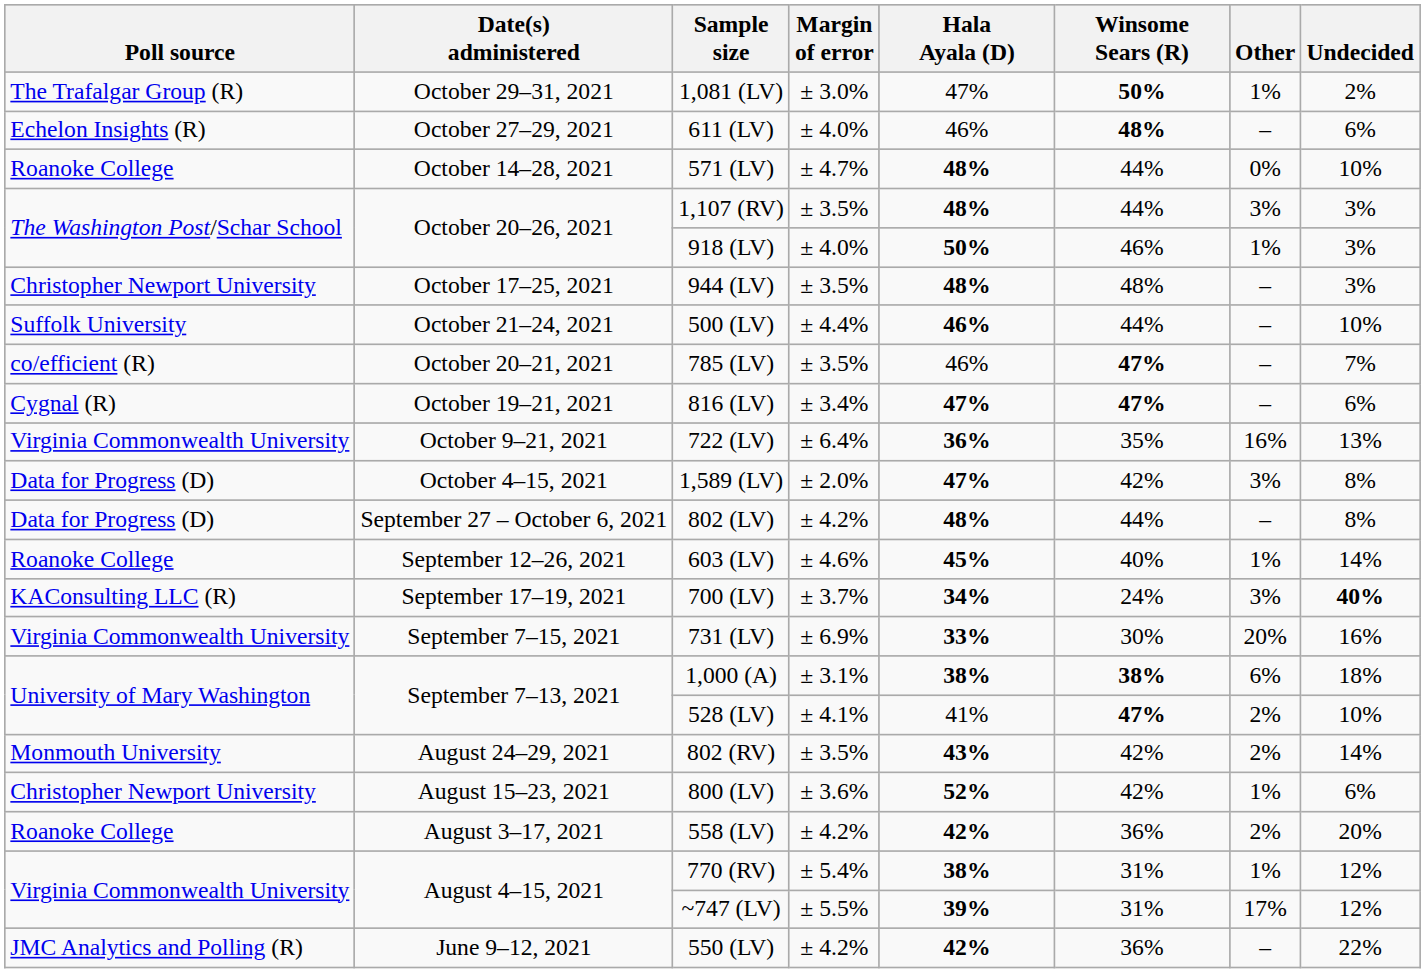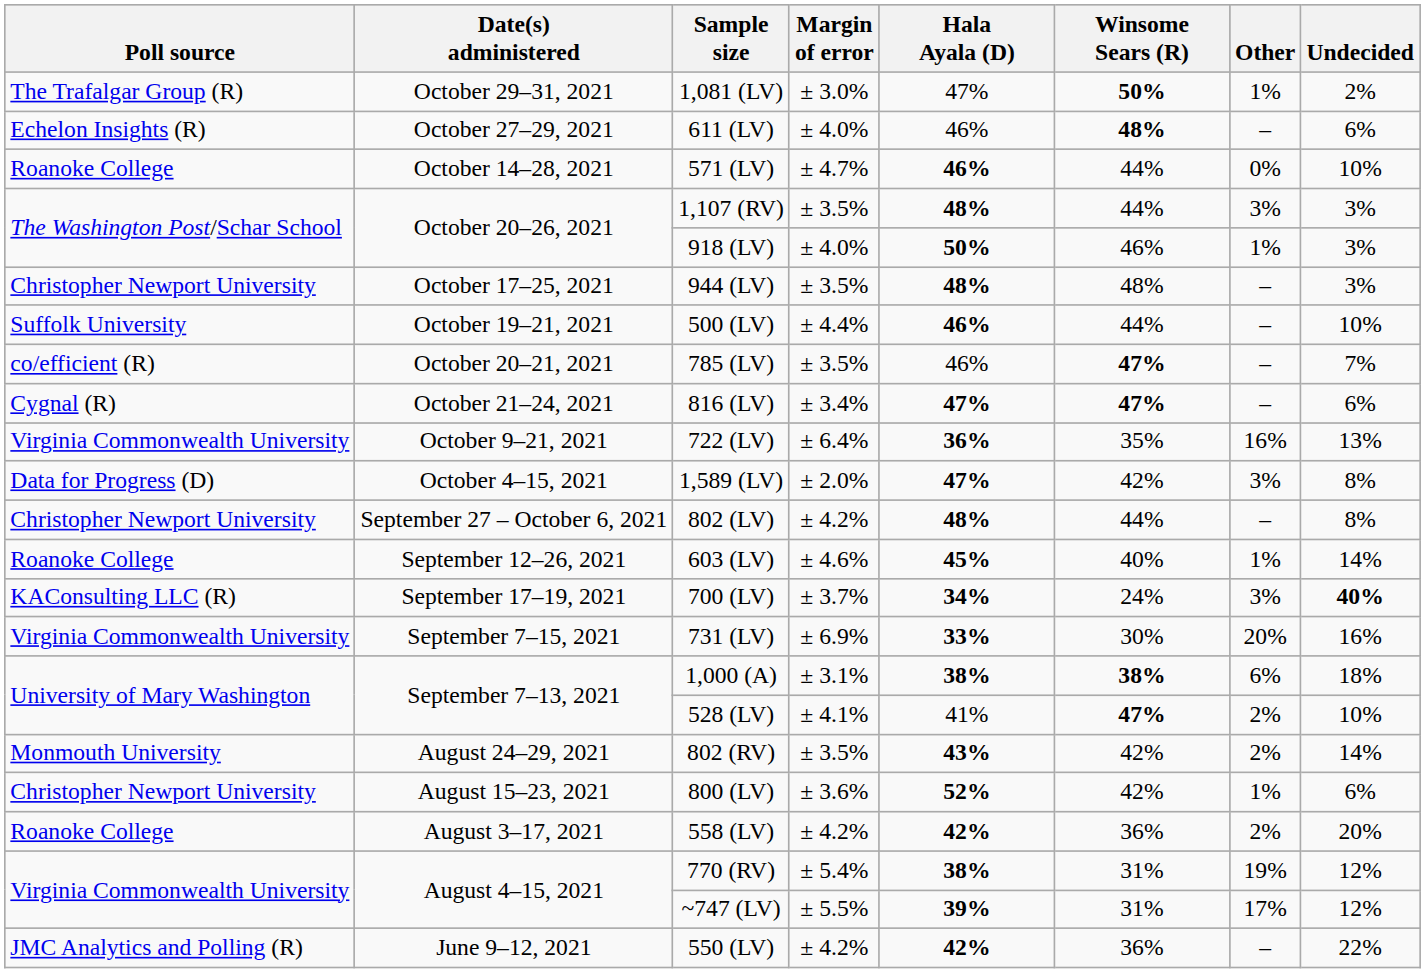(967, 169) 48% -> (967, 169) 46%
(514, 324) October 21–24, 2021 -> (514, 324) October 19–21, 2021
(514, 402) October 19–21, 2021 -> (514, 402) October 21–24, 2021
(112, 519) Data for Progress (D) -> (163, 519) Christopher Newport University
(1265, 870) 1% -> (1265, 870) 19%
